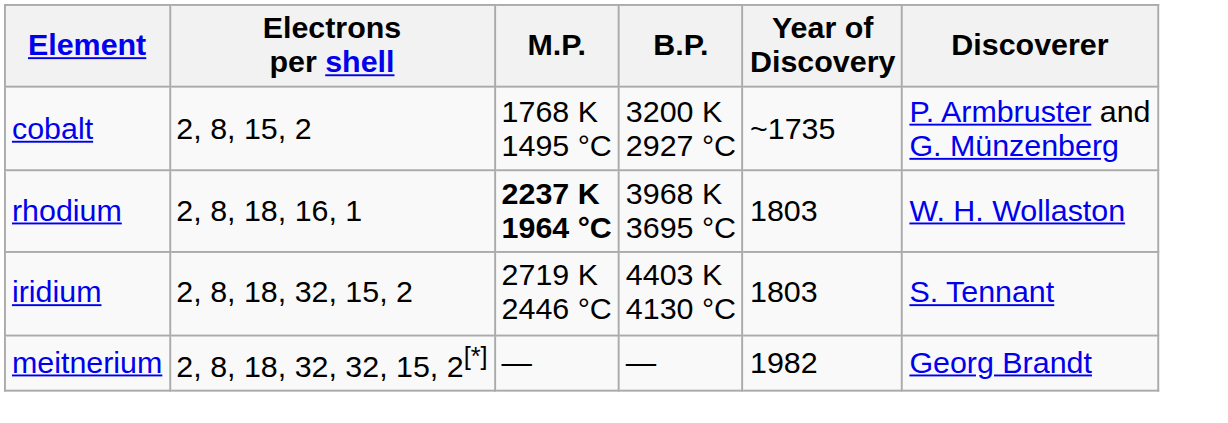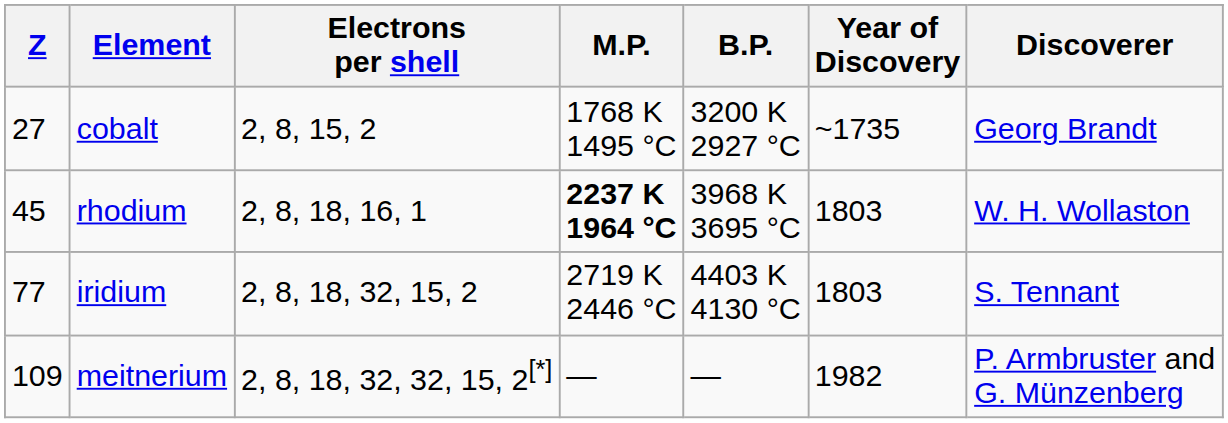+ column: (37, 45)
(1030, 128) P. Armbruster and G. Münzenberg -> (1065, 128) Georg Brandt
(1001, 362) Georg Brandt -> (1095, 375) P. Armbruster and G. Münzenberg
